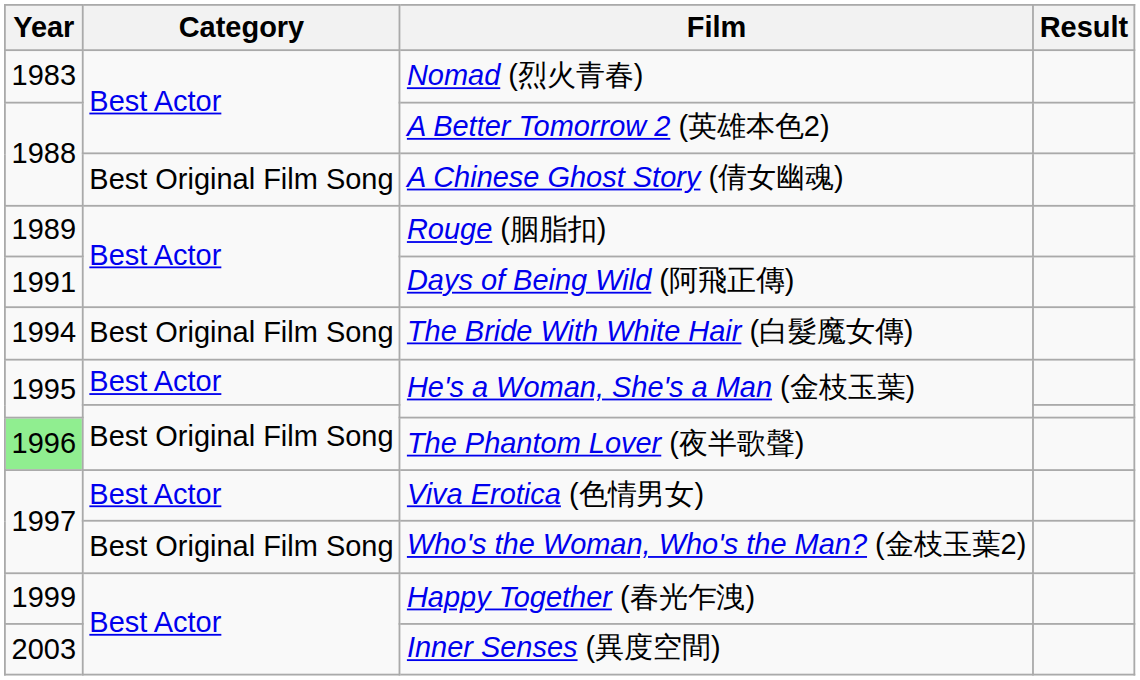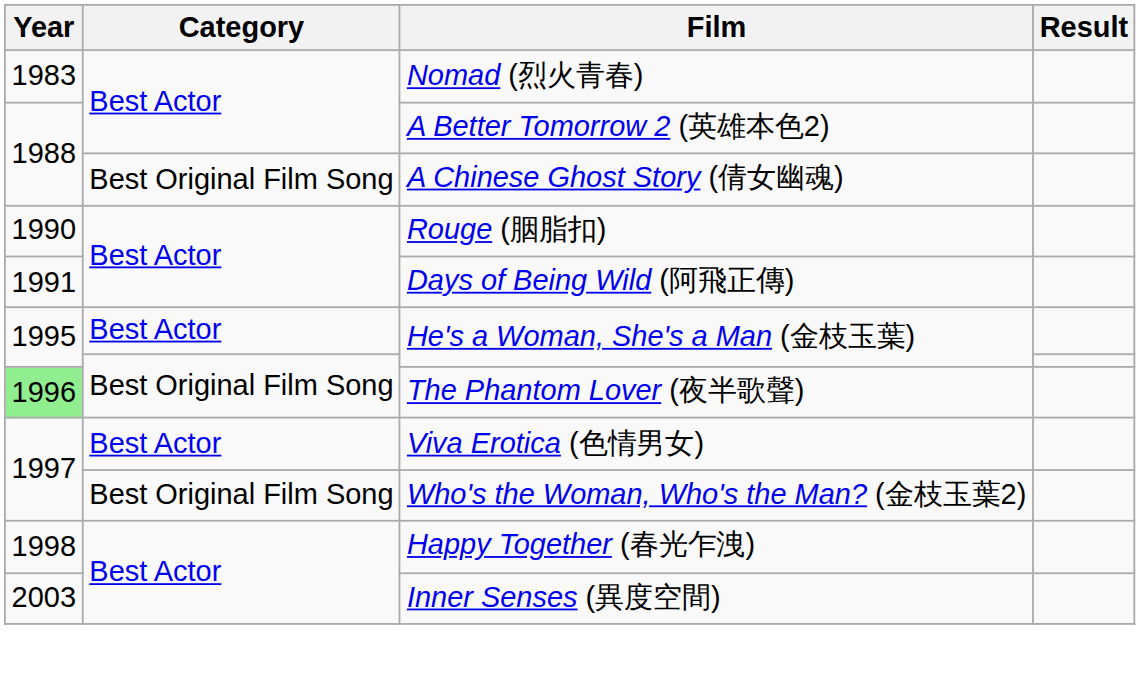(44, 230) 1989 -> (44, 230) 1990
- row: (241, 332)
(44, 597) 1999 -> (44, 546) 1998
